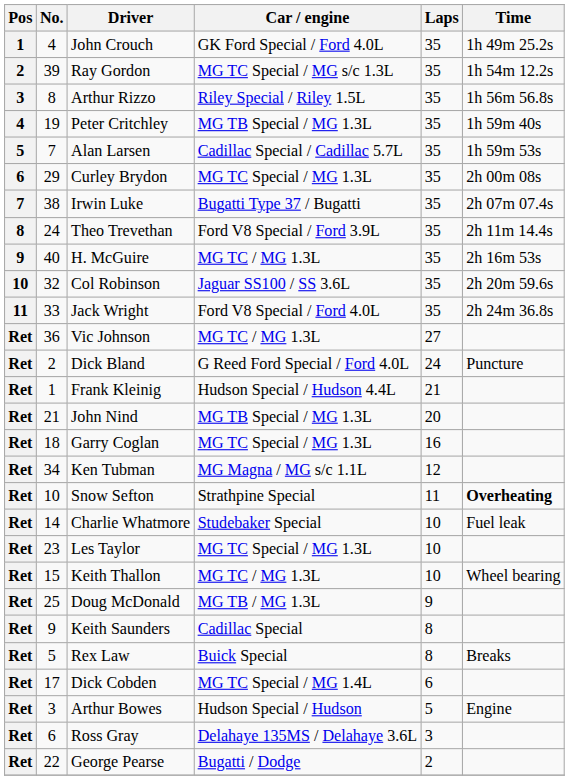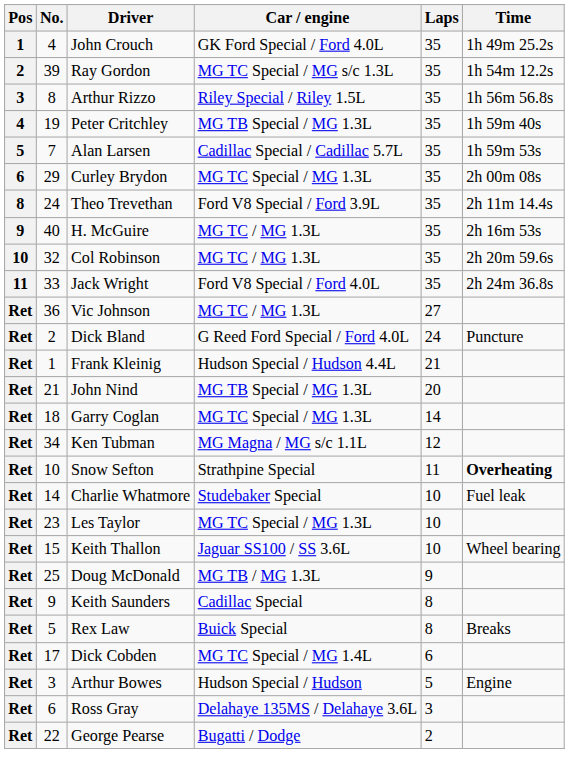- row: (107, 203)
(274, 283) Jaguar SS100 / SS 3.6L -> (259, 257) MG TC / MG 1.3L
(433, 443) 16 -> (433, 416) 14
(259, 575) MG TC / MG 1.3L -> (274, 549) Jaguar SS100 / SS 3.6L
